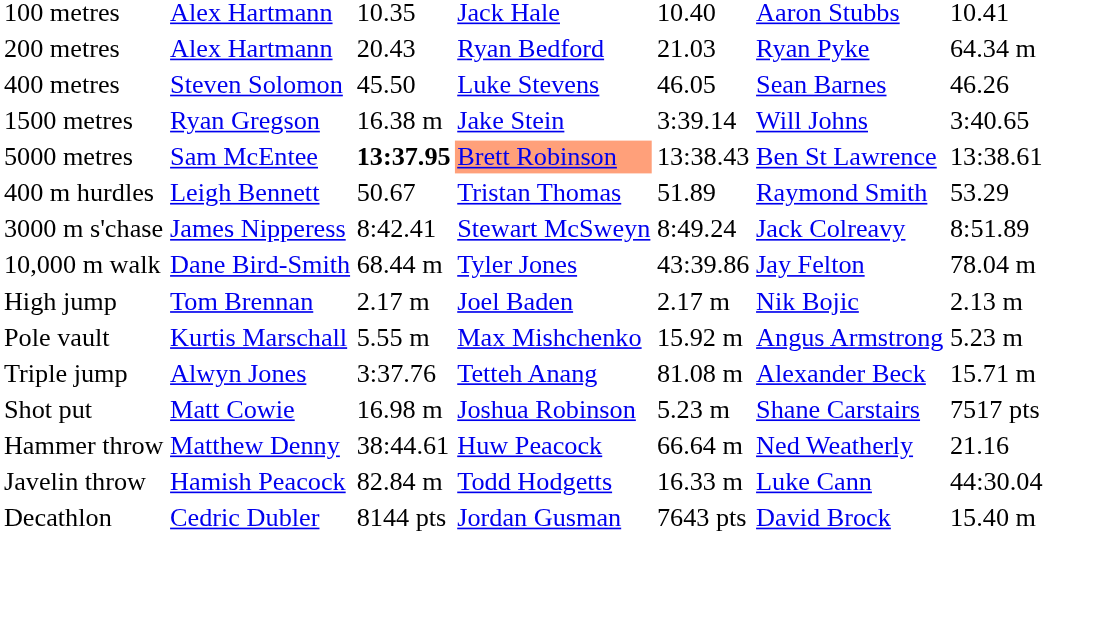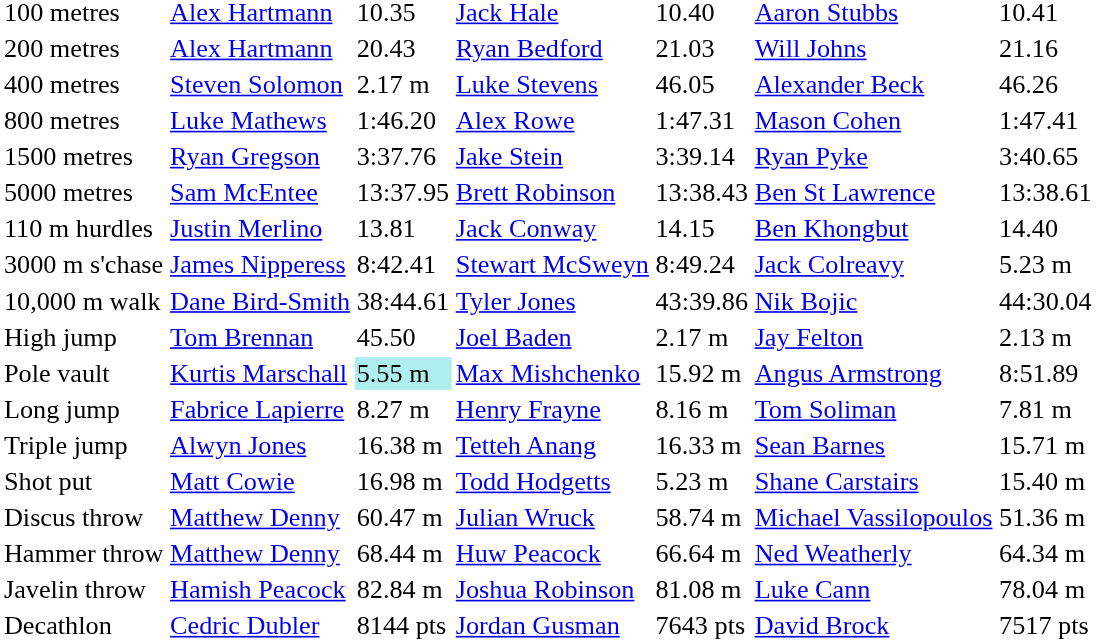(813, 48) Ryan Pyke -> (811, 48) Will Johns
(993, 48) 64.34 m -> (1029, 48) 21.16
(386, 84) 45.50 -> (393, 84) 2.17 m
(821, 84) Sean Barnes -> (840, 84) Alexander Beck
+ row: (62, 120)
(400, 120) 16.38 m -> (396, 156) 3:37.76
(812, 120) Will Johns -> (811, 156) Ryan Pyke
(404, 156) bold -> (403, 192) normal
(537, 156) lightsalmon background -> (536, 192) no background
+ row: (79, 228)
- row: (79, 192)
(990, 228) 8:51.89 -> (1035, 264) 5.23 m
(400, 264) 68.44 m -> (403, 300) 38:44.61
(810, 264) Jay Felton -> (806, 300) Nik Bojic
(993, 264) 78.04 m -> (1045, 300) 44:30.04
(393, 300) 2.17 m -> (386, 337) 45.50
(807, 300) Nik Bojic -> (809, 337) Jay Felton
(393, 337) no background -> (393, 373) paleturquoise background
(986, 337) 5.23 m -> (1039, 373) 8:51.89
+ row: (62, 409)
(396, 373) 3:37.76 -> (400, 445) 16.38 m
(700, 373) 81.08 m -> (698, 445) 16.33 m
(841, 373) Alexander Beck -> (820, 445) Sean Barnes
(547, 409) Joshua Robinson -> (533, 481) Todd Hodgetts
(995, 409) 7517 pts -> (1042, 481) 15.40 m
+ row: (74, 517)
(403, 445) 38:44.61 -> (400, 553) 68.44 m
(979, 445) 21.16 -> (1042, 553) 64.34 m
(535, 481) Todd Hodgetts -> (545, 589) Joshua Robinson
(700, 481) 16.33 m -> (698, 589) 81.08 m
(996, 481) 44:30.04 -> (1042, 589) 78.04 m
(993, 517) 15.40 m -> (1044, 625) 7517 pts
